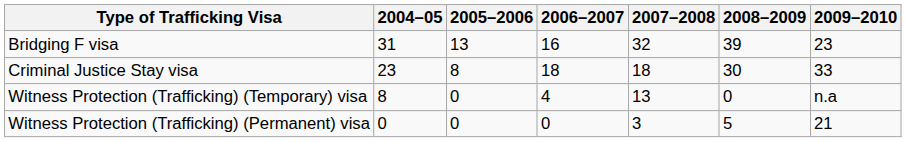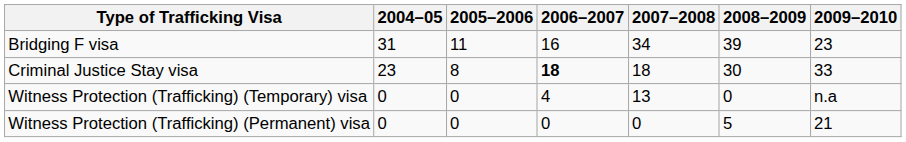(459, 44) 13 -> (459, 44) 11
(641, 44) 32 -> (641, 44) 34
(550, 70) normal -> (550, 70) bold
(382, 96) 8 -> (382, 96) 0
(637, 123) 3 -> (637, 123) 0
